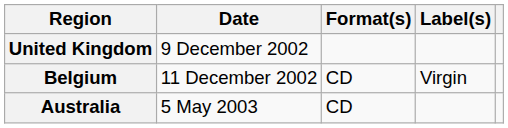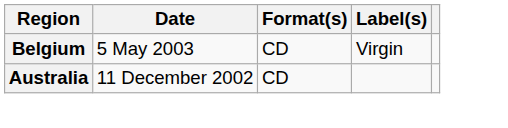- row: (81, 48)
(239, 78) 11 December 2002 -> (145, 48) 5 May 2003
(209, 107) 5 May 2003 -> (175, 78) 11 December 2002
